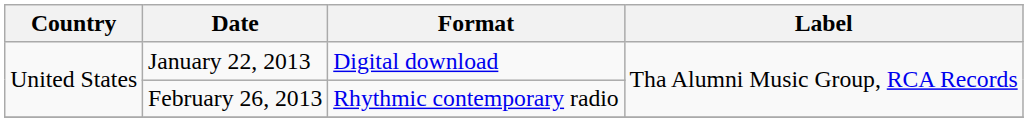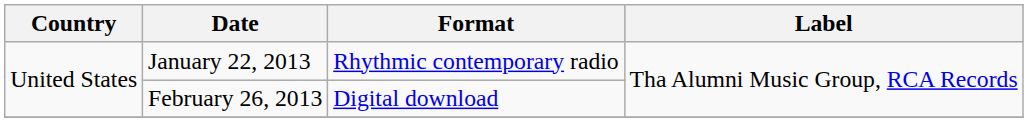(416, 60) Digital download -> (476, 60) Rhythmic contemporary radio
(476, 98) Rhythmic contemporary radio -> (416, 98) Digital download
